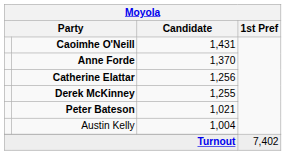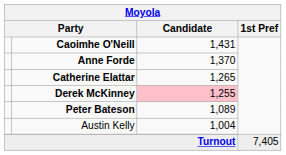(223, 77) 1,256 -> (223, 77) 1,265
(223, 93) no background -> (223, 93) pink background
(223, 110) 1,021 -> (223, 110) 1,089
(266, 142) 7,402 -> (266, 142) 7,405
